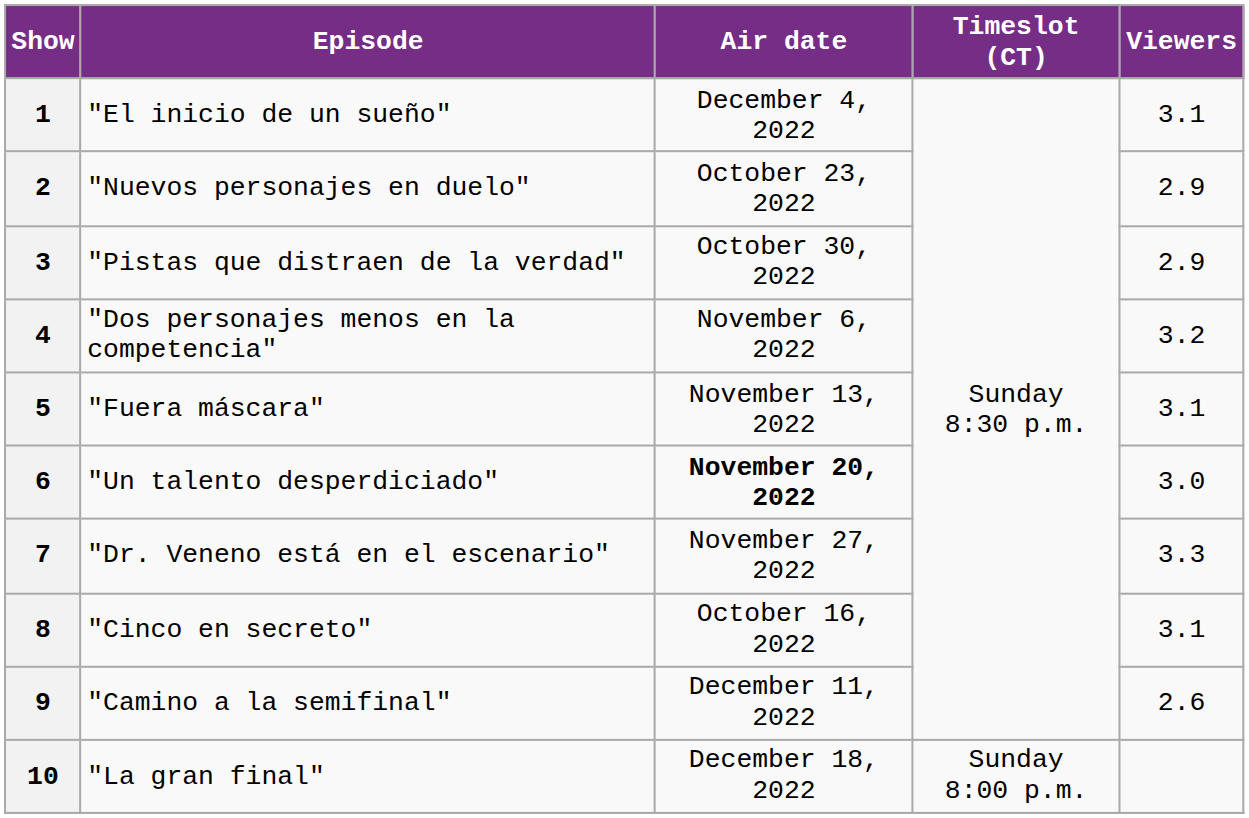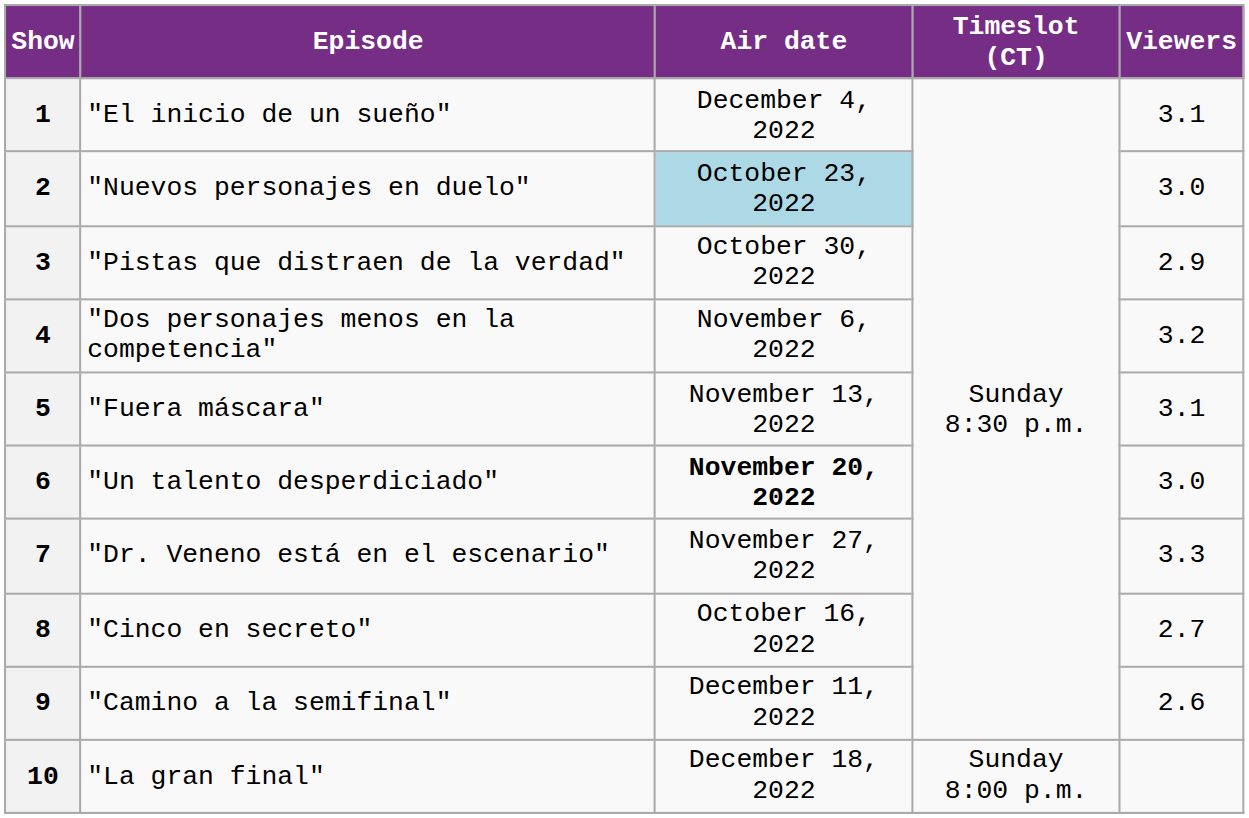(784, 189) no background -> (784, 189) lightblue background
(1182, 189) 2.9 -> (1182, 189) 3.0
(1182, 629) 3.1 -> (1182, 629) 2.7
